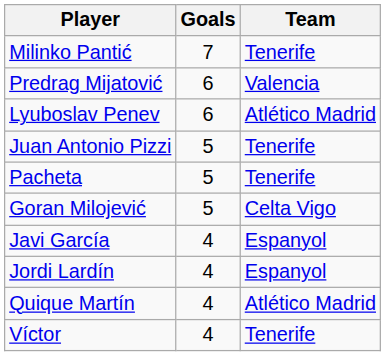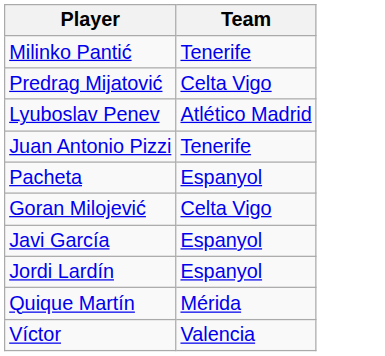- column: (208, 20)
(282, 83) Valencia -> (226, 83) Celta Vigo
(280, 177) Tenerife -> (221, 177) Espanyol
(310, 303) Atlético Madrid -> (211, 303) Mérida
(280, 334) Tenerife -> (218, 334) Valencia
